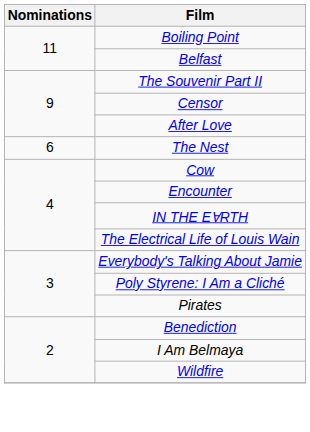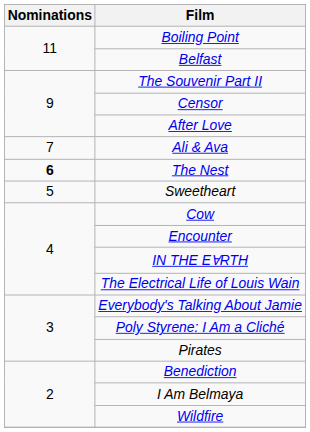+ row: (200, 147)
(50, 147) normal -> (50, 170) bold
+ row: (200, 192)
